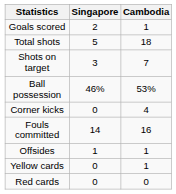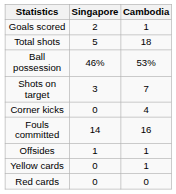rows swapped: (37, 63) <-> (37, 89)
